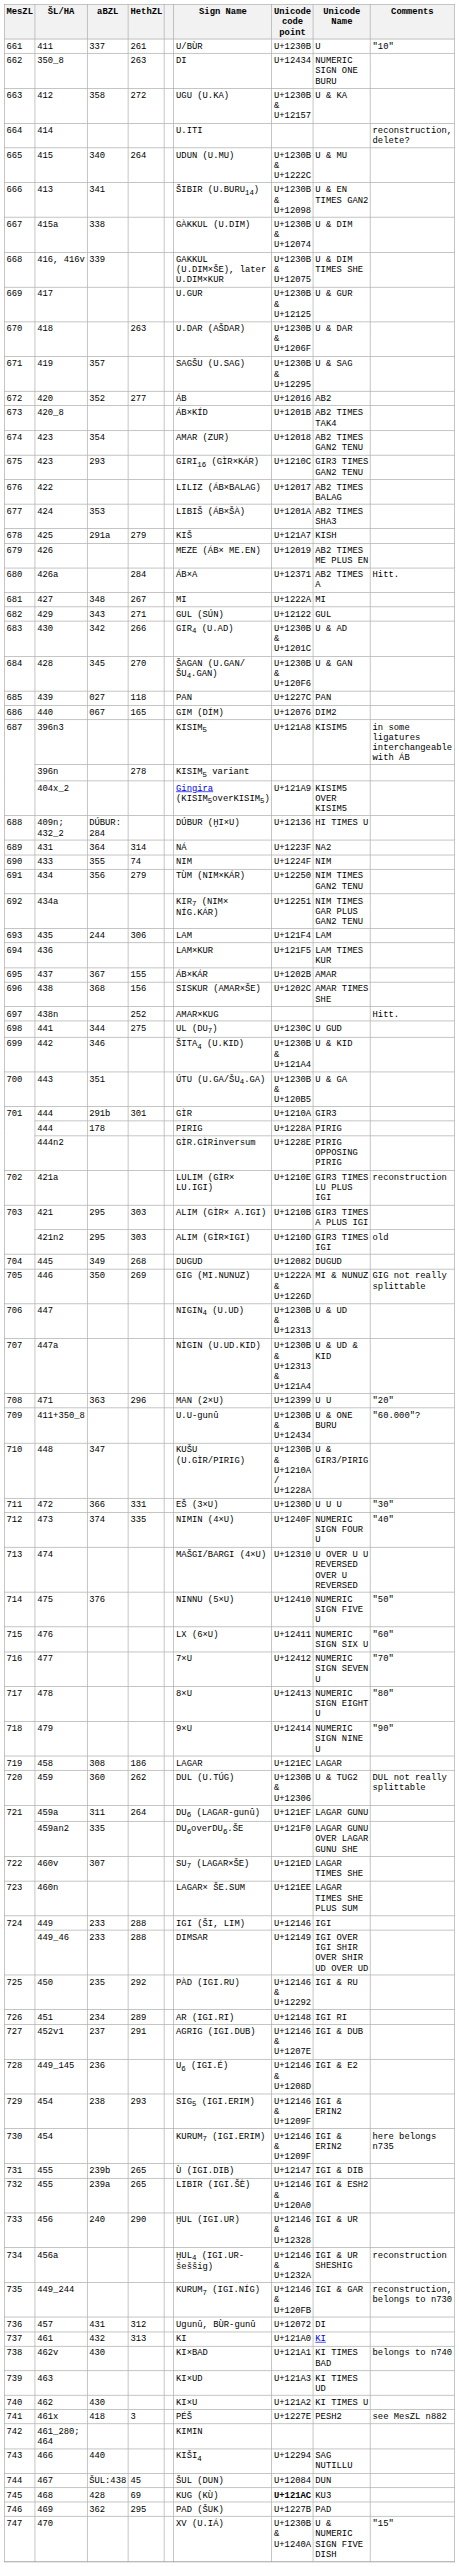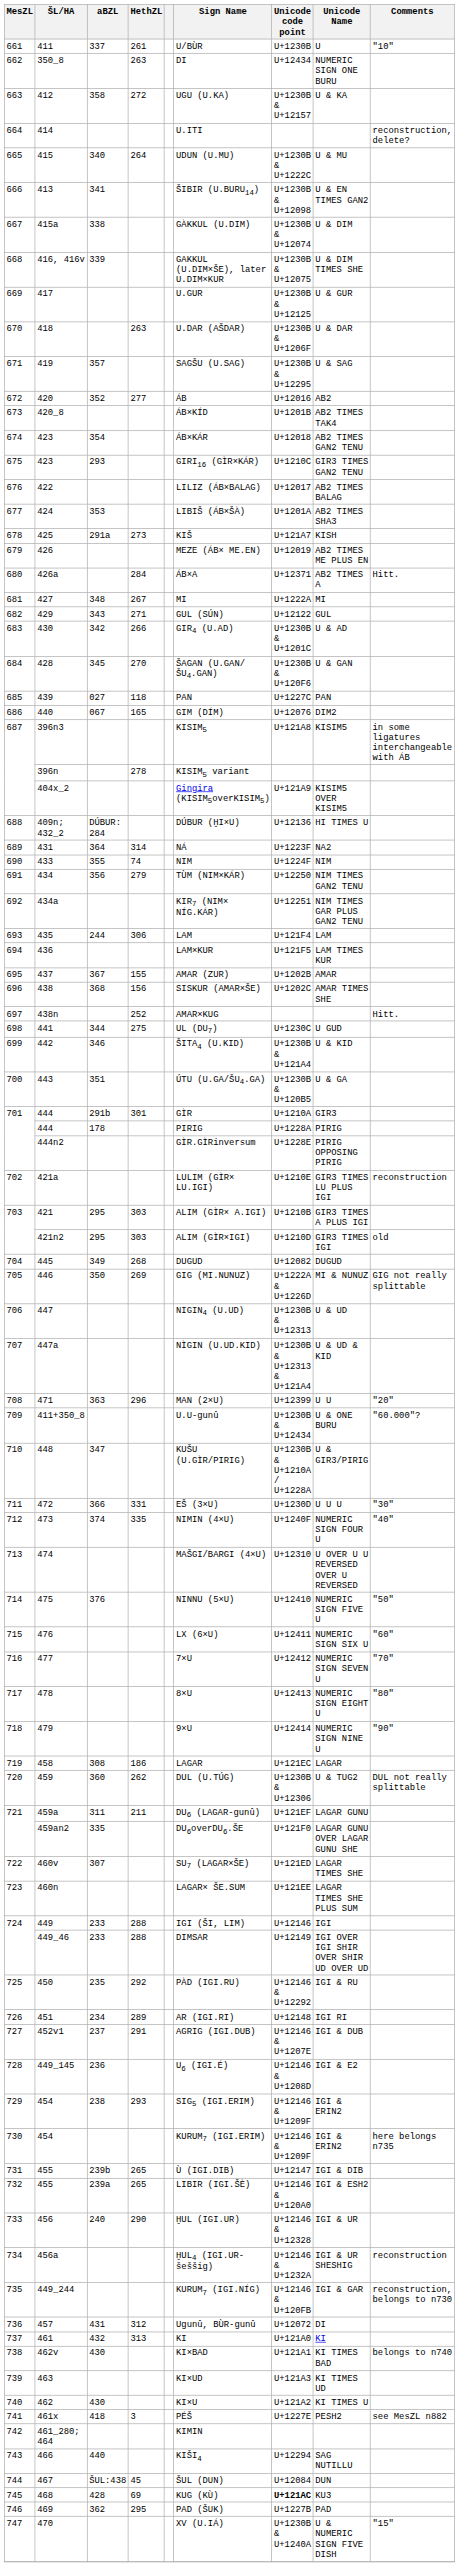(203, 438) AMAR (ZUR) -> (192, 438) ÁB×KÁR
(138, 536) 279 -> (138, 536) 273
(192, 975) ÁB×KÁR -> (203, 975) AMAR (ZUR)
(138, 1813) 264 -> (138, 1813) 211
